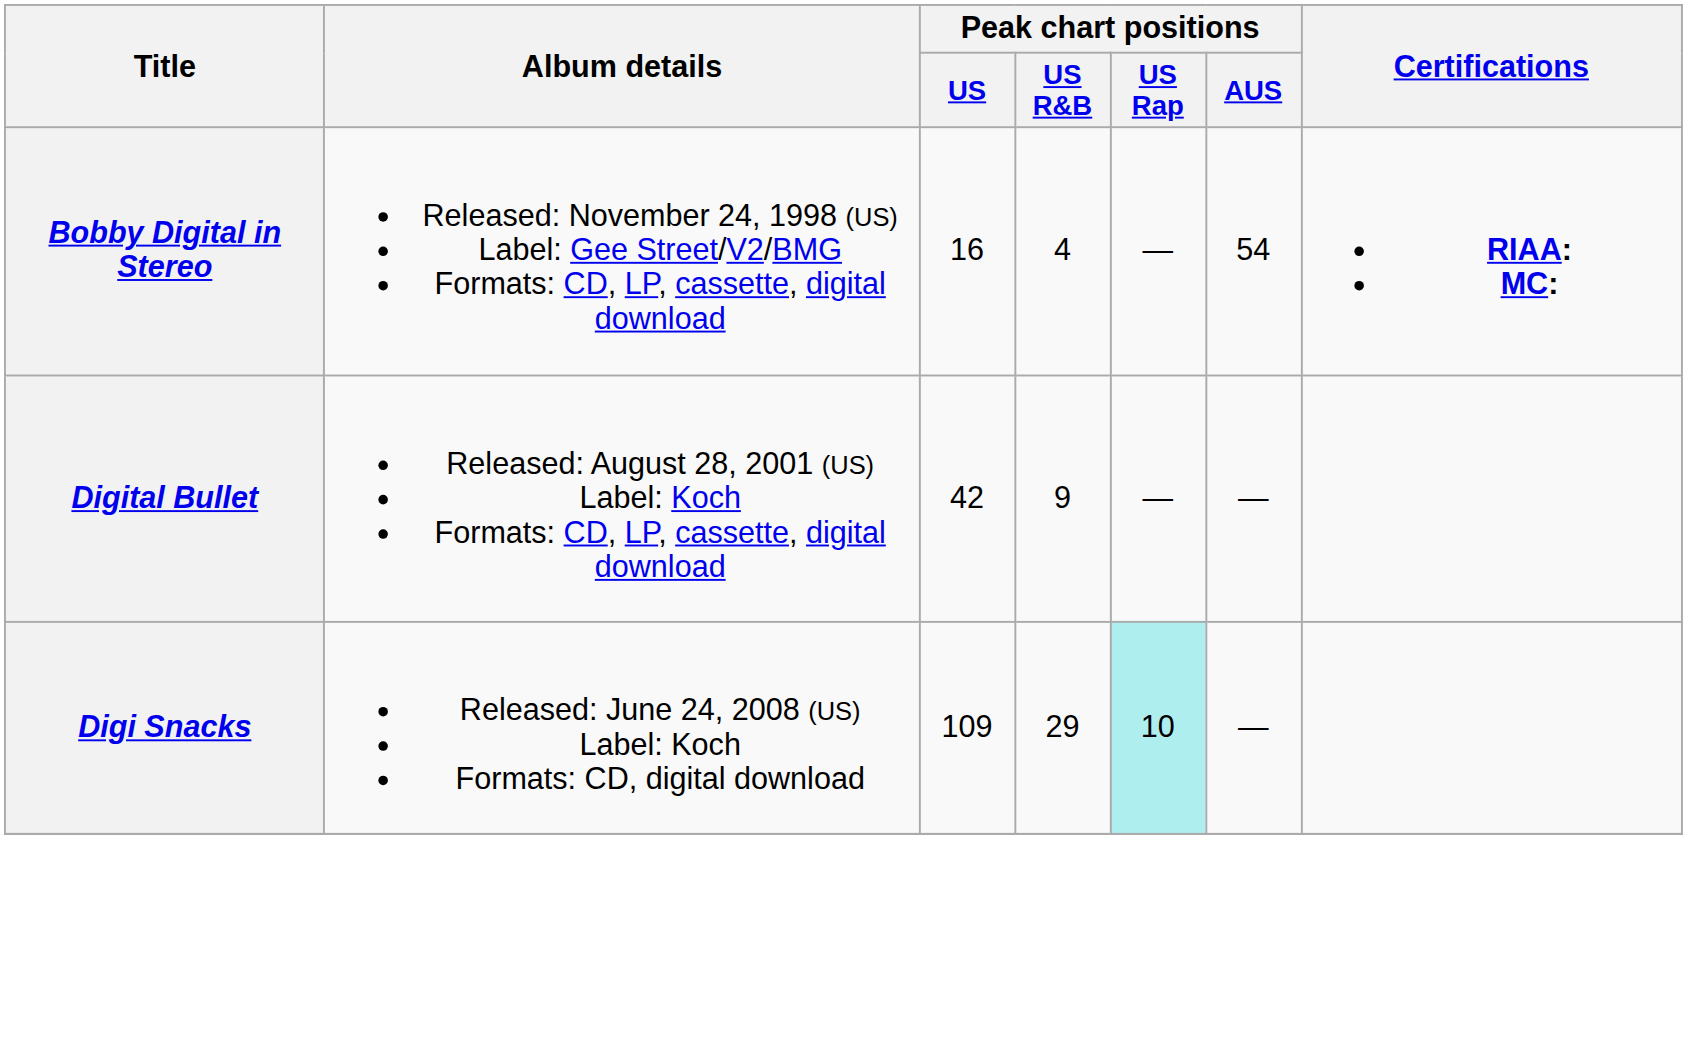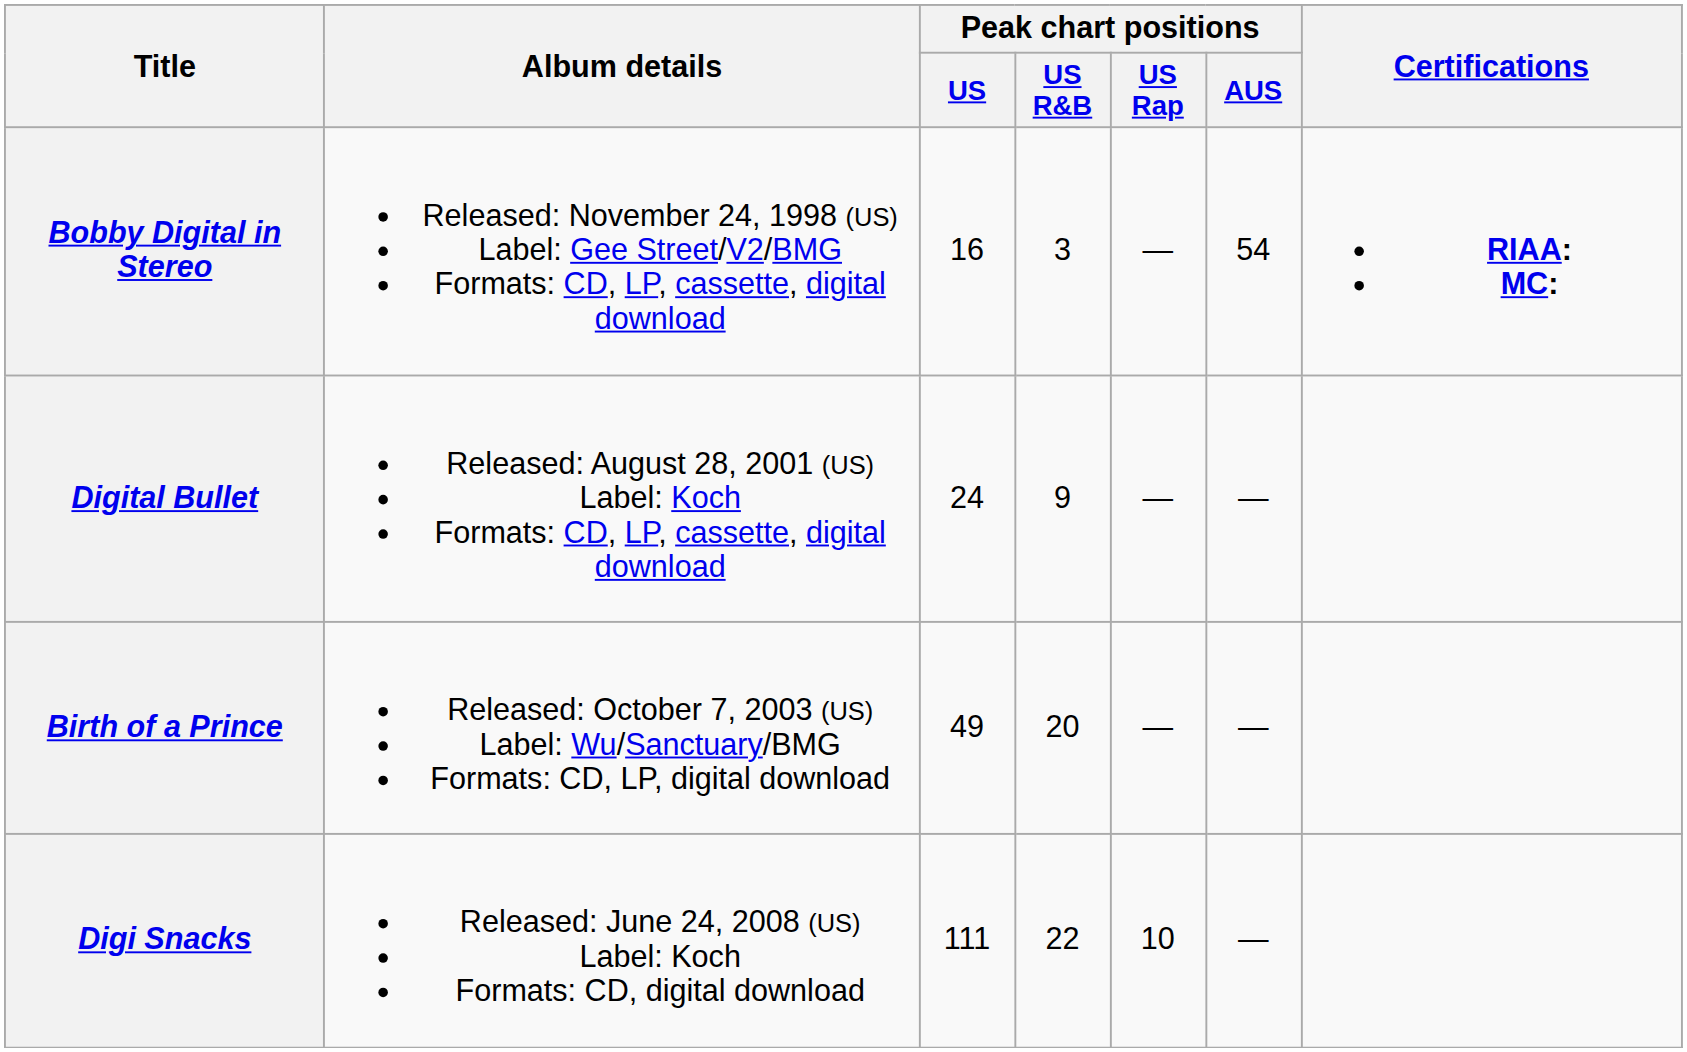(1062, 250) 4 -> (1062, 250) 3
(967, 497) 42 -> (967, 497) 24
+ row: (165, 727)
(967, 727) 109 -> (967, 940) 111
(1062, 727) 29 -> (1062, 940) 22
(1158, 727) paleturquoise background -> (1158, 940) no background
